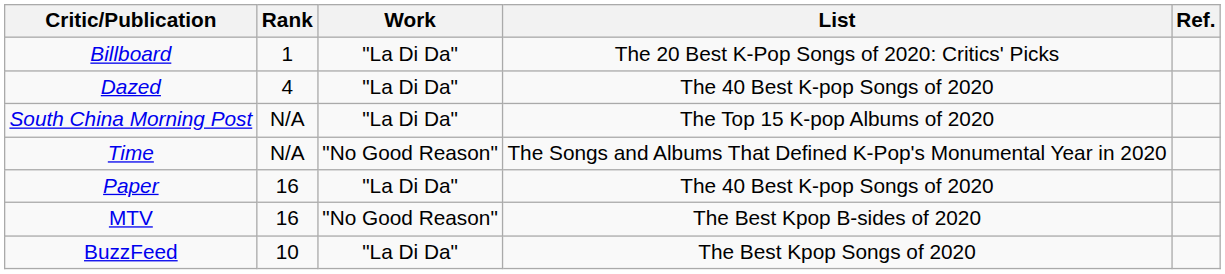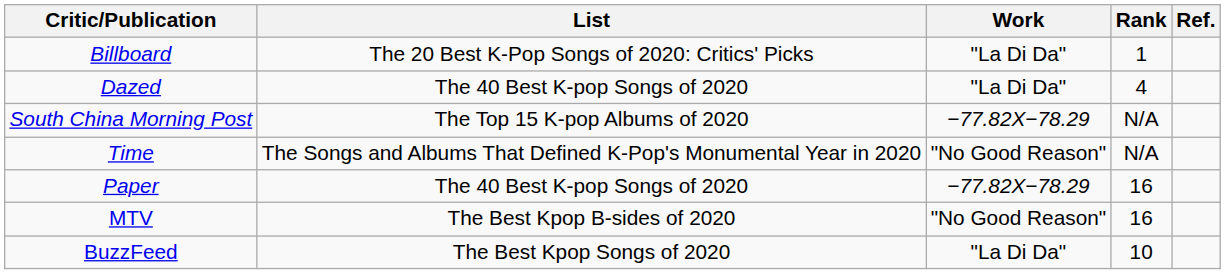columns swapped: (837, 20) <-> (287, 20)
(410, 119) "La Di Da" -> (1018, 119) −77.82X−78.29
(410, 185) "La Di Da" -> (1018, 185) −77.82X−78.29
